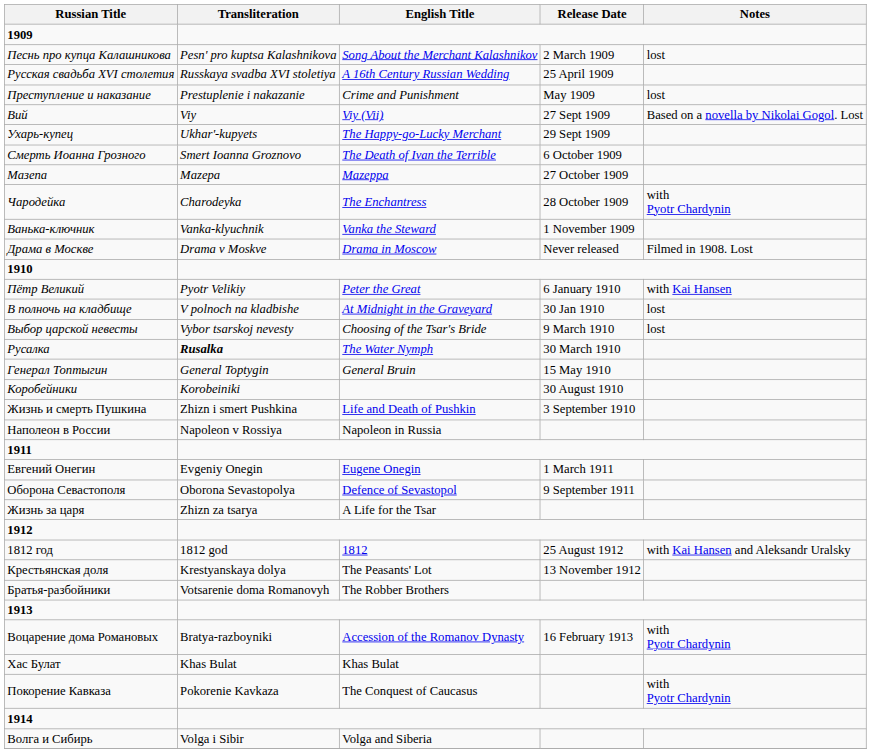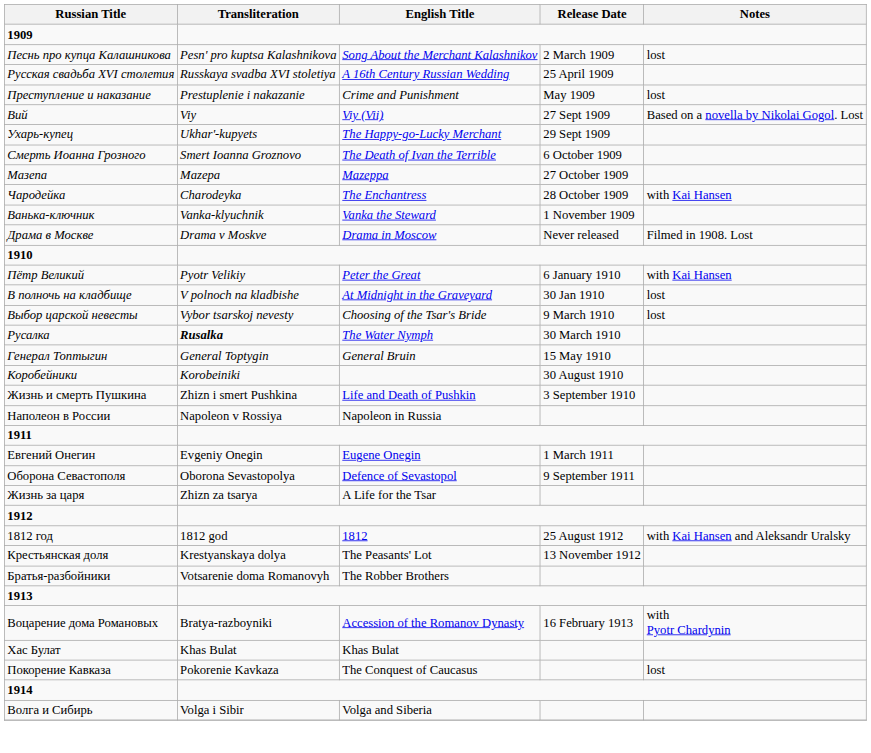(689, 202) with Pyotr Chardynin -> (689, 194) with Kai Hansen
(689, 691) with Pyotr Chardynin -> (656, 670) lost
